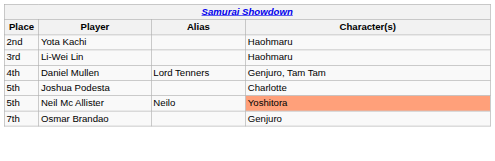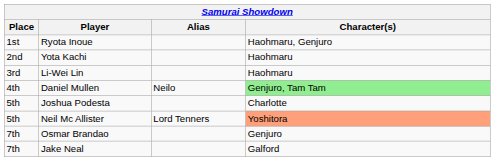+ row: (67, 42)
(181, 73) Lord Tenners -> (164, 88) Neilo
(287, 73) no background -> (287, 88) lightgreen background
(164, 103) Neilo -> (181, 118) Lord Tenners
+ row: (62, 149)
